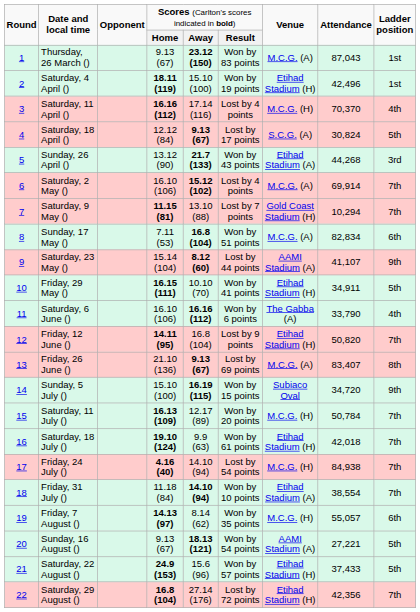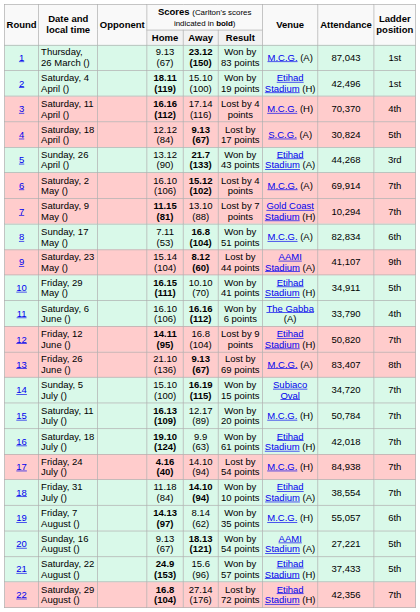(395, 391) 9th -> (395, 391) 7th
